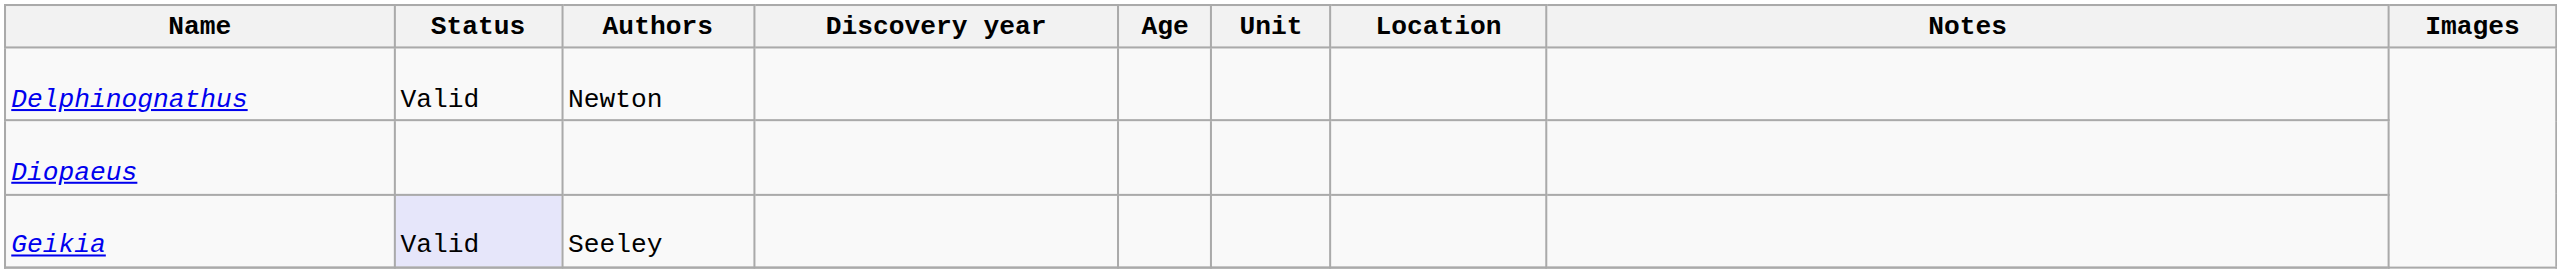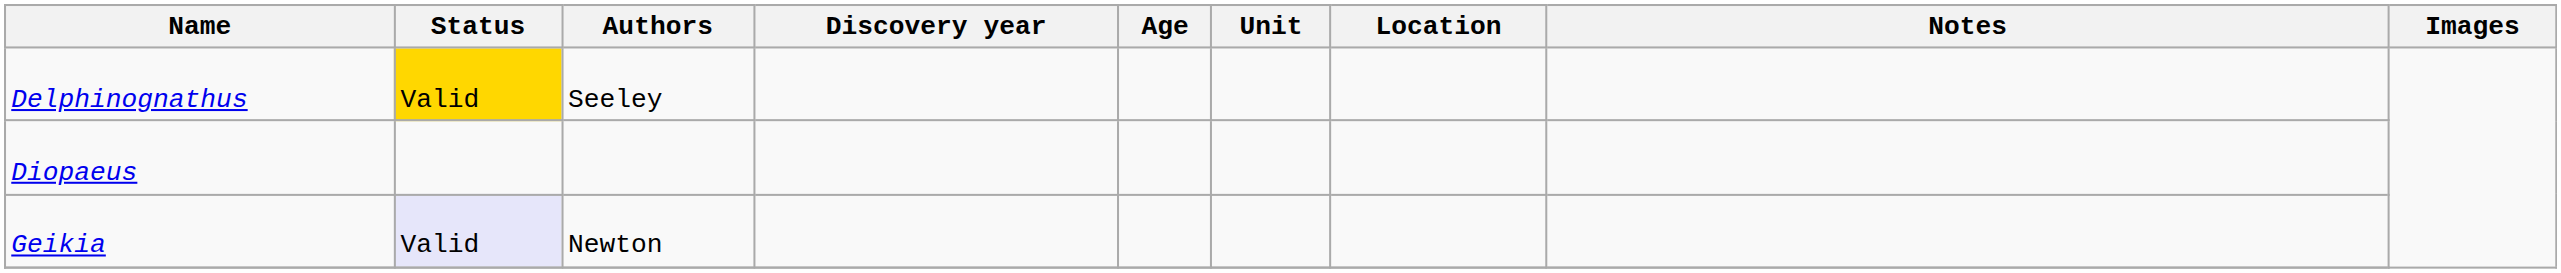(440, 100) no background -> (440, 100) gold background
(615, 100) Newton -> (615, 100) Seeley
(615, 246) Seeley -> (615, 246) Newton
